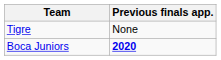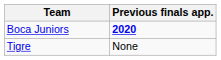rows swapped: (38, 47) <-> (19, 30)
